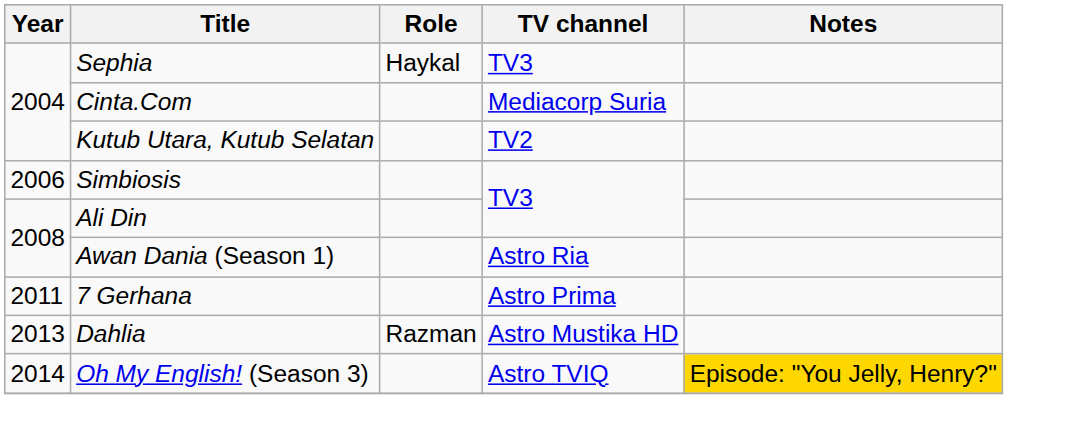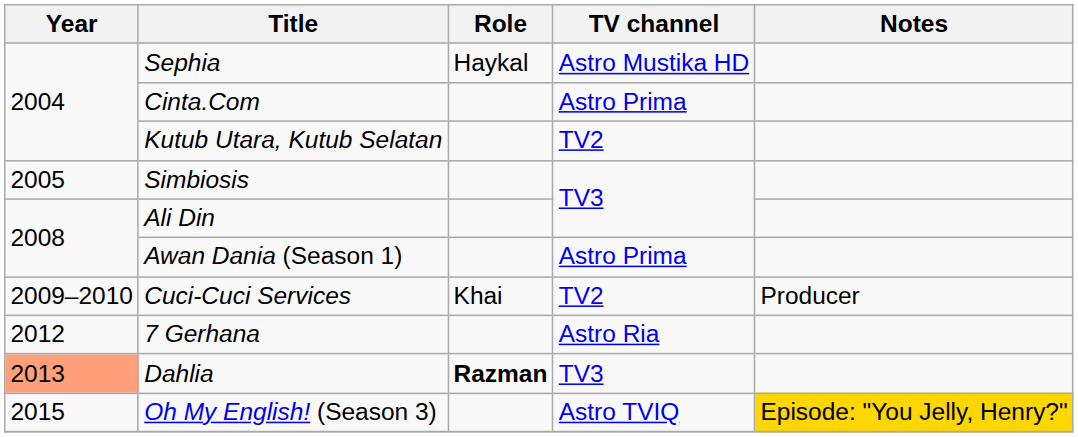(510, 62) TV3 -> (654, 62) Astro Mustika HD
(577, 101) Mediacorp Suria -> (623, 101) Astro Prima
(38, 179) 2006 -> (38, 179) 2005
(538, 256) Astro Ria -> (623, 256) Astro Prima
+ row: (248, 295)
(37, 295) 2011 -> (38, 334) 2012
(552, 295) Astro Prima -> (609, 334) Astro Ria
(38, 334) no background -> (38, 373) lightsalmon background
(431, 334) normal -> (500, 373) bold
(583, 334) Astro Mustika HD -> (581, 373) TV3
(38, 373) 2014 -> (38, 412) 2015
